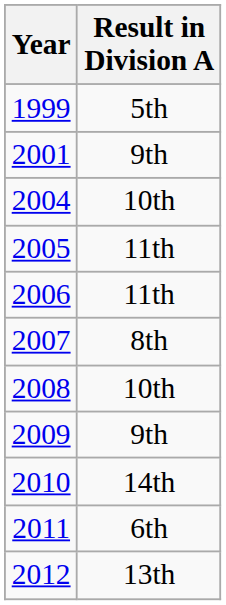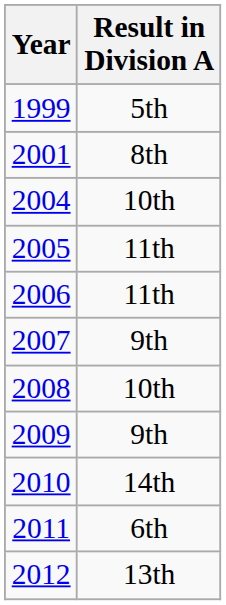(149, 154) 9th -> (149, 154) 8th
(149, 341) 8th -> (149, 341) 9th
